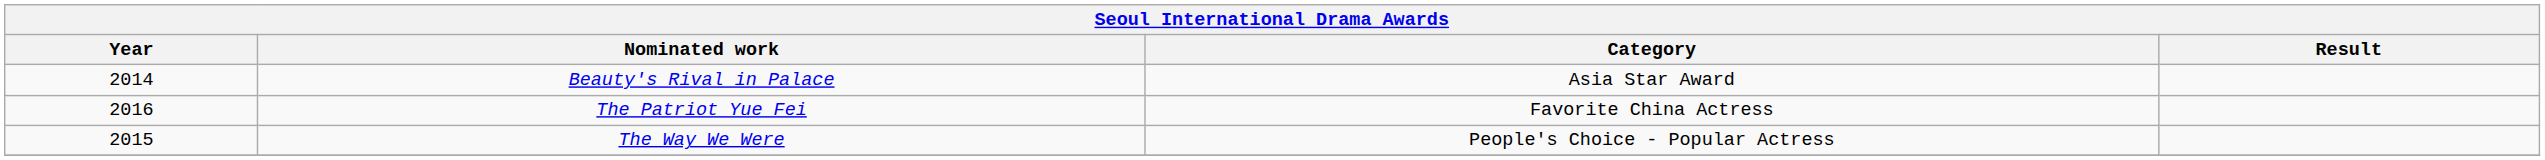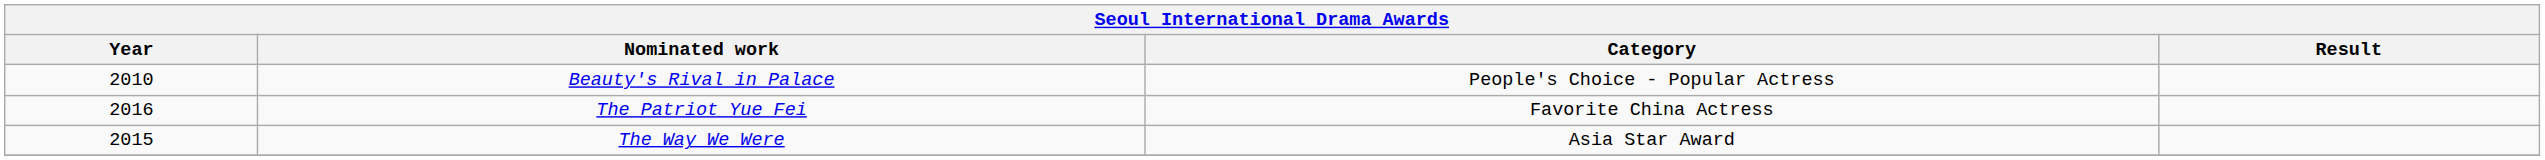(131, 80) 2014 -> (131, 80) 2010
(1652, 80) Asia Star Award -> (1652, 80) People's Choice - Popular Actress
(1652, 140) People's Choice - Popular Actress -> (1652, 140) Asia Star Award
